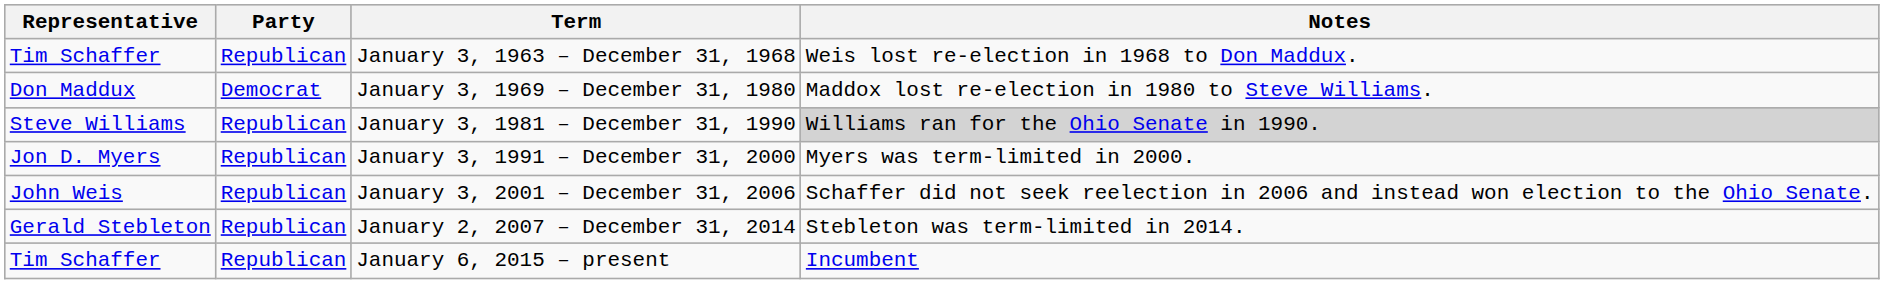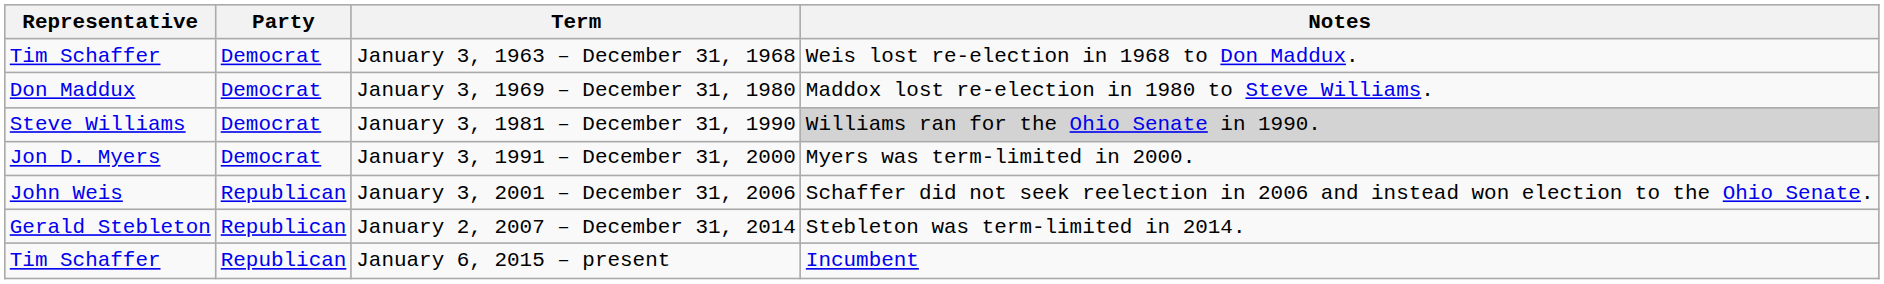(284, 56) Republican -> (271, 56) Democrat
(284, 124) Republican -> (271, 124) Democrat
(284, 158) Republican -> (271, 158) Democrat
